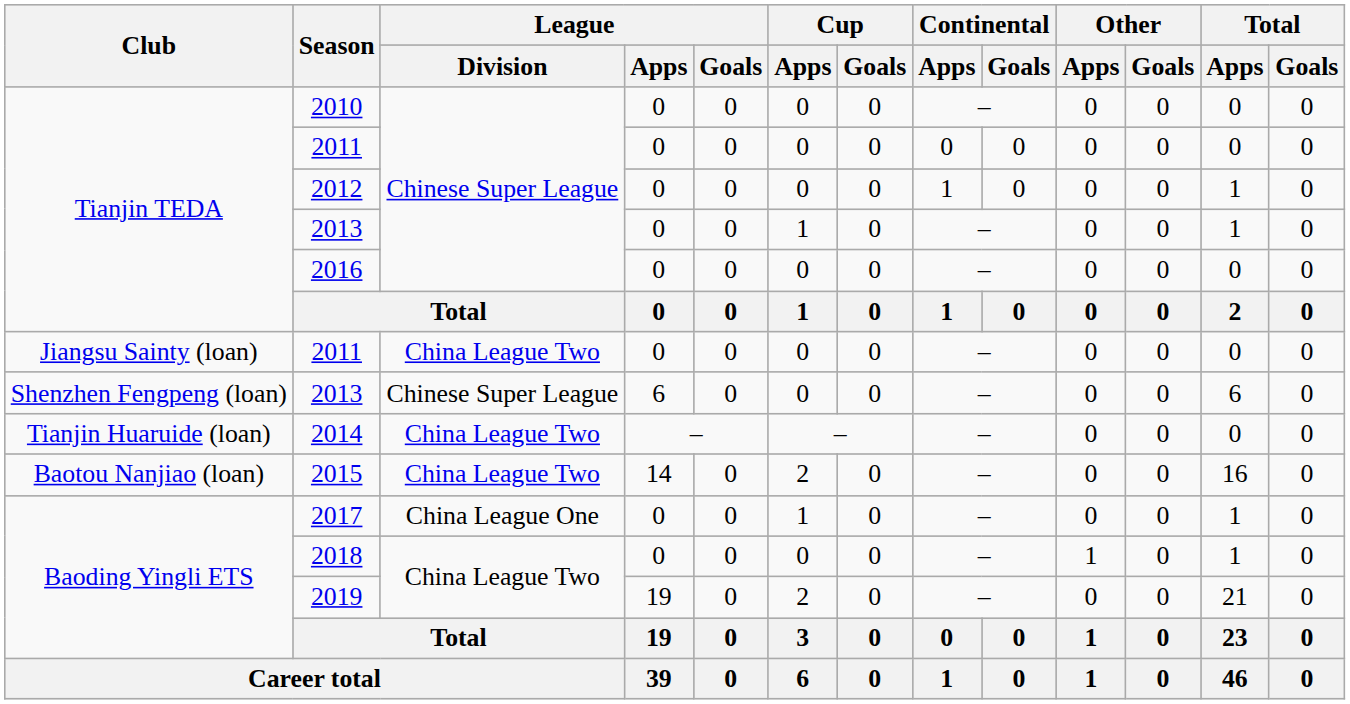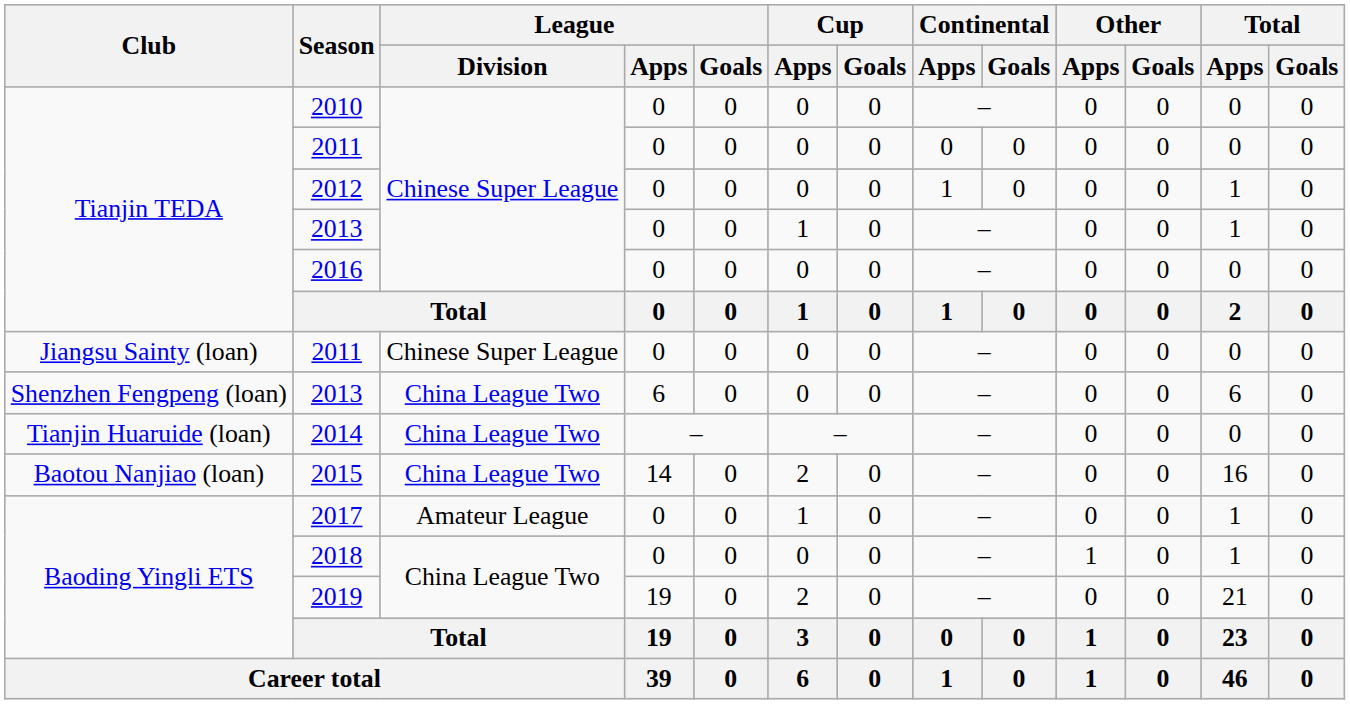(502, 351) China League Two -> (502, 351) Chinese Super League
(502, 392) Chinese Super League -> (502, 392) China League Two
(502, 515) China League One -> (502, 515) Amateur League
